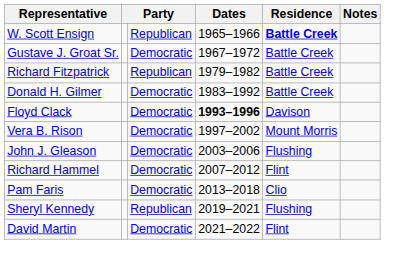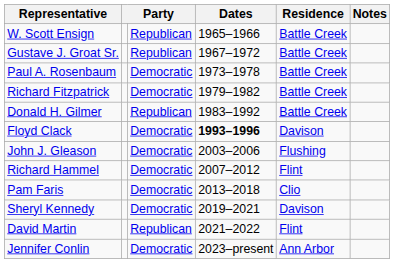(301, 33) bold -> (313, 33) normal
(161, 53) Democratic -> (161, 53) Republican
+ row: (62, 72)
(161, 72) Republican -> (161, 92) Democratic
(161, 92) Democratic -> (161, 111) Republican
- row: (45, 131)
(161, 209) Republican -> (161, 209) Democratic
(289, 209) Flushing -> (301, 209) Davison
(161, 229) Democratic -> (161, 229) Republican
+ row: (48, 248)
